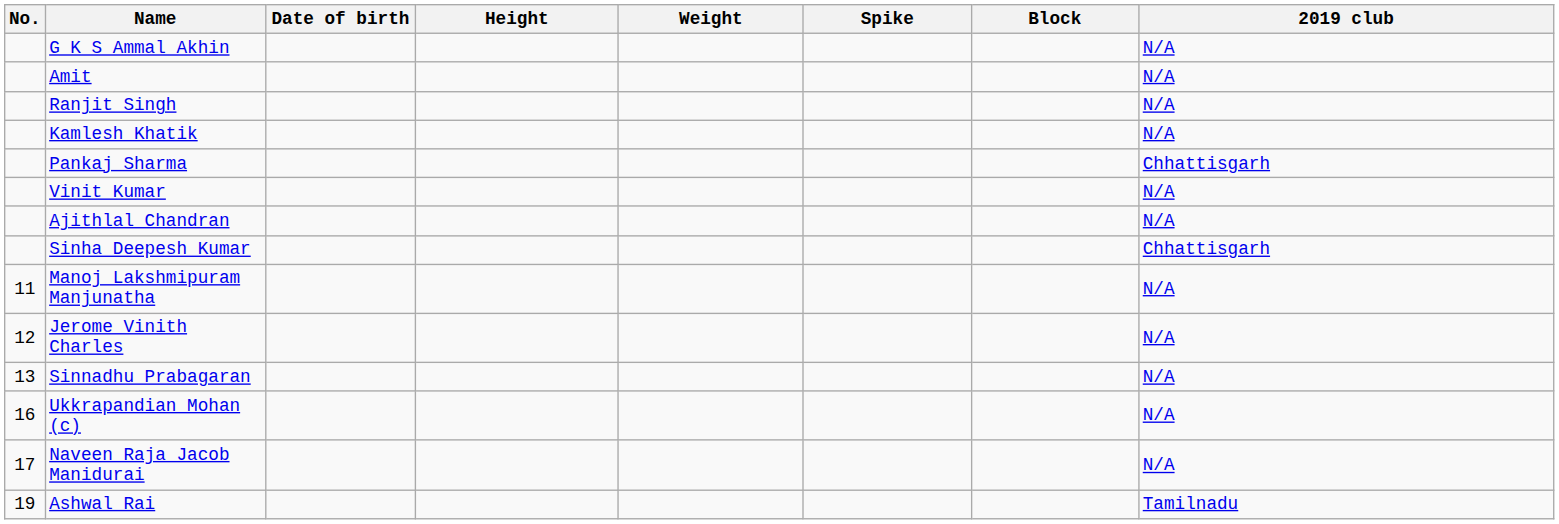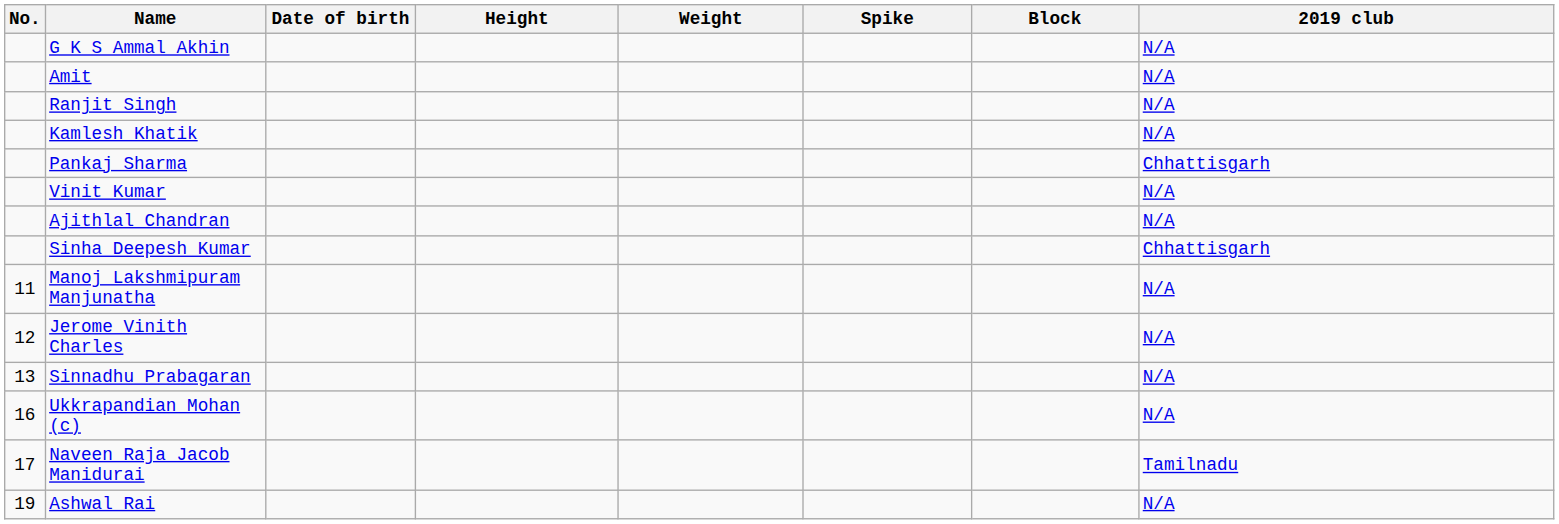(1159, 465) N/A -> (1190, 465) Tamilnadu
(1190, 504) Tamilnadu -> (1159, 504) N/A
